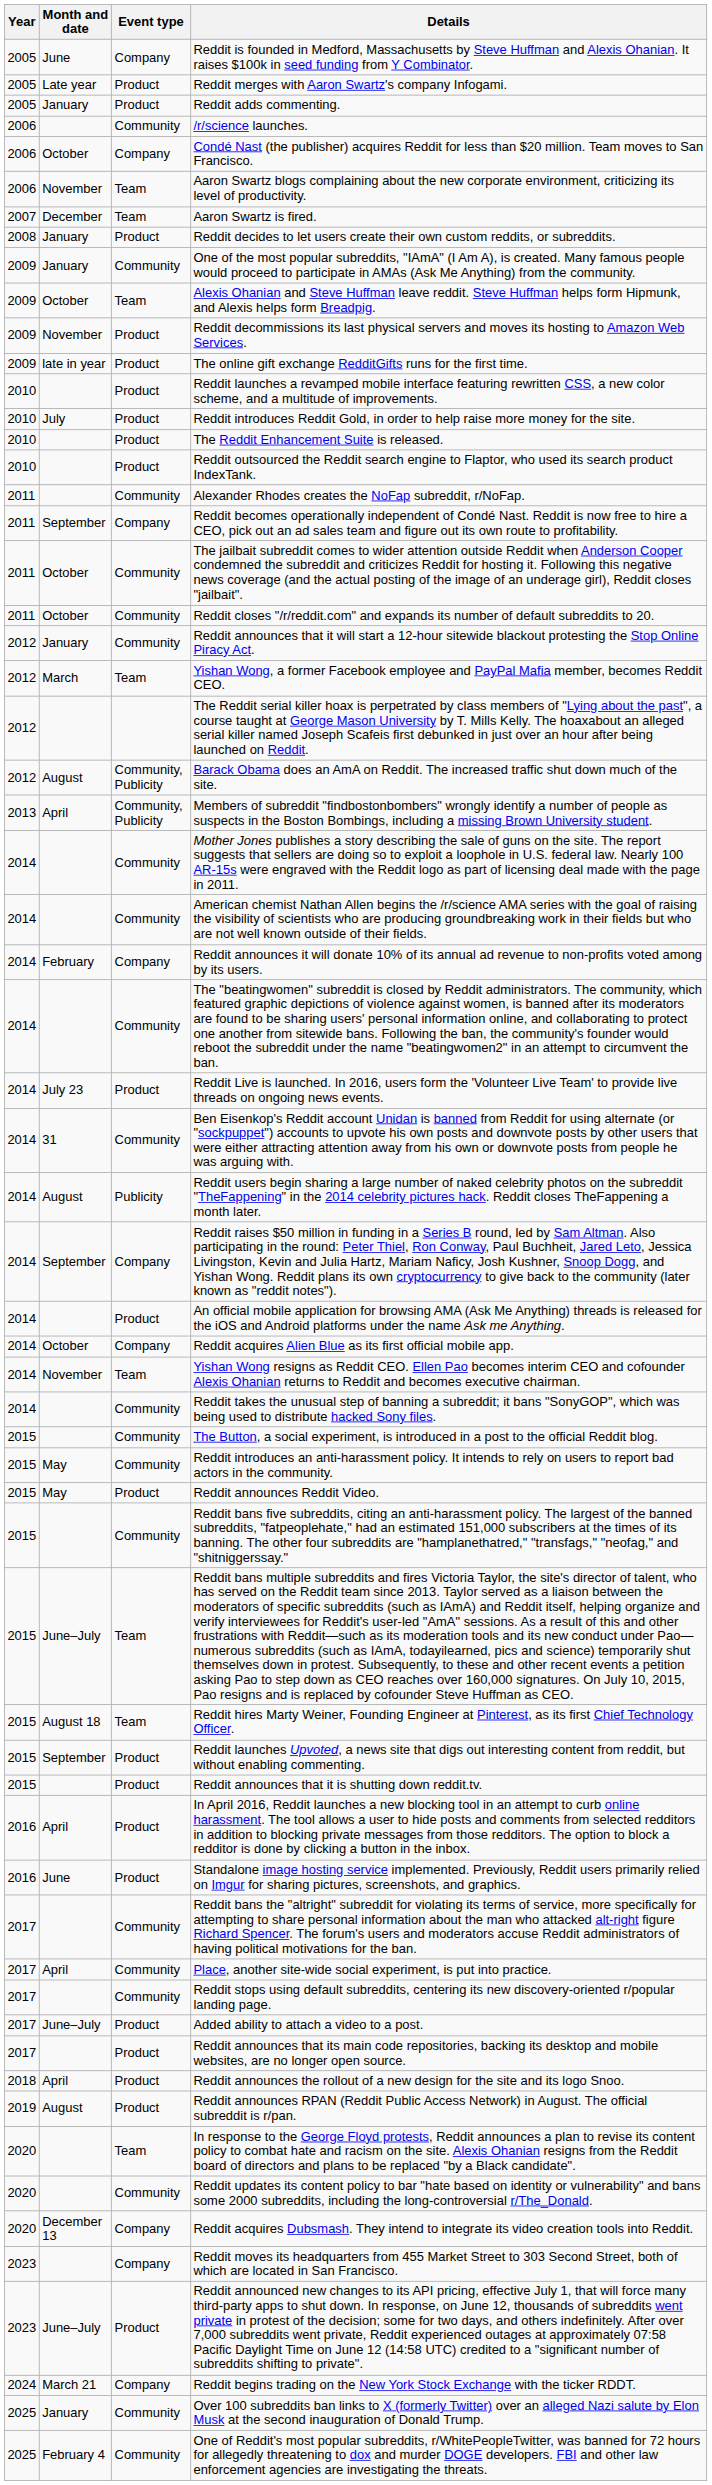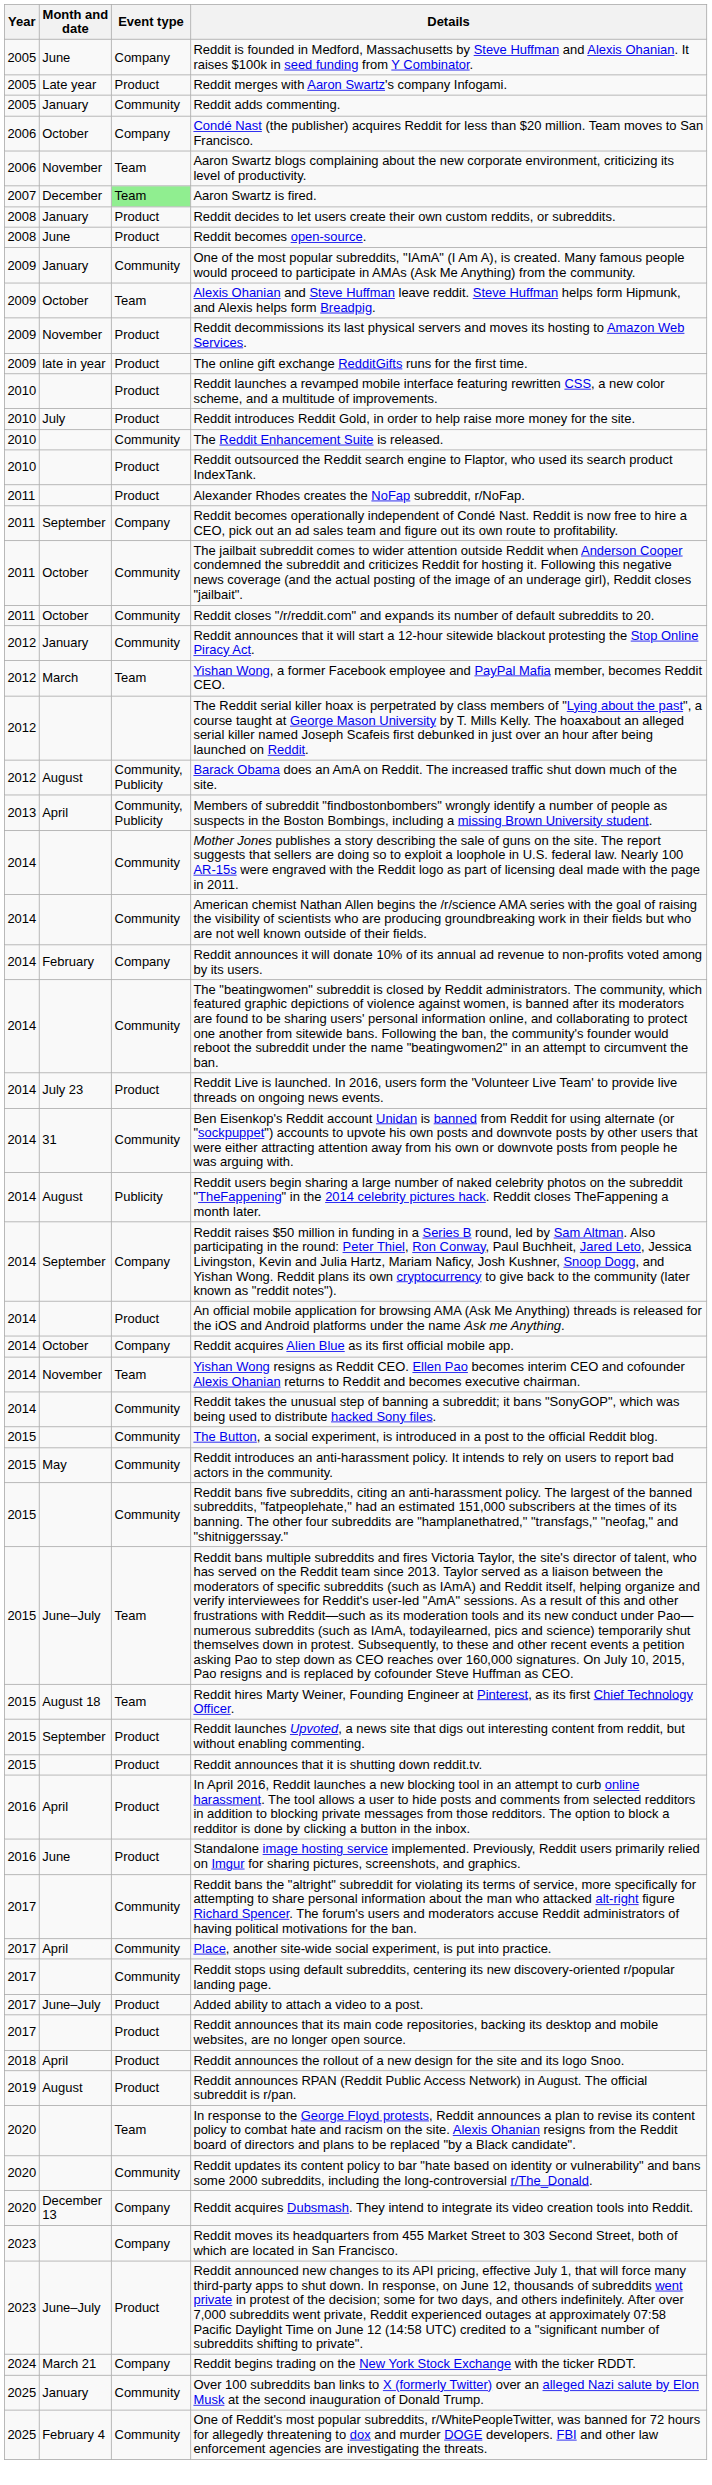(137, 105) Product -> (147, 105) Community
- row: (251, 126)
(130, 216) no background -> (130, 196) lightgreen background
+ row: (280, 237)
(137, 439) Product -> (147, 439) Community
(147, 495) Community -> (137, 495) Product
- row: (286, 1493)
